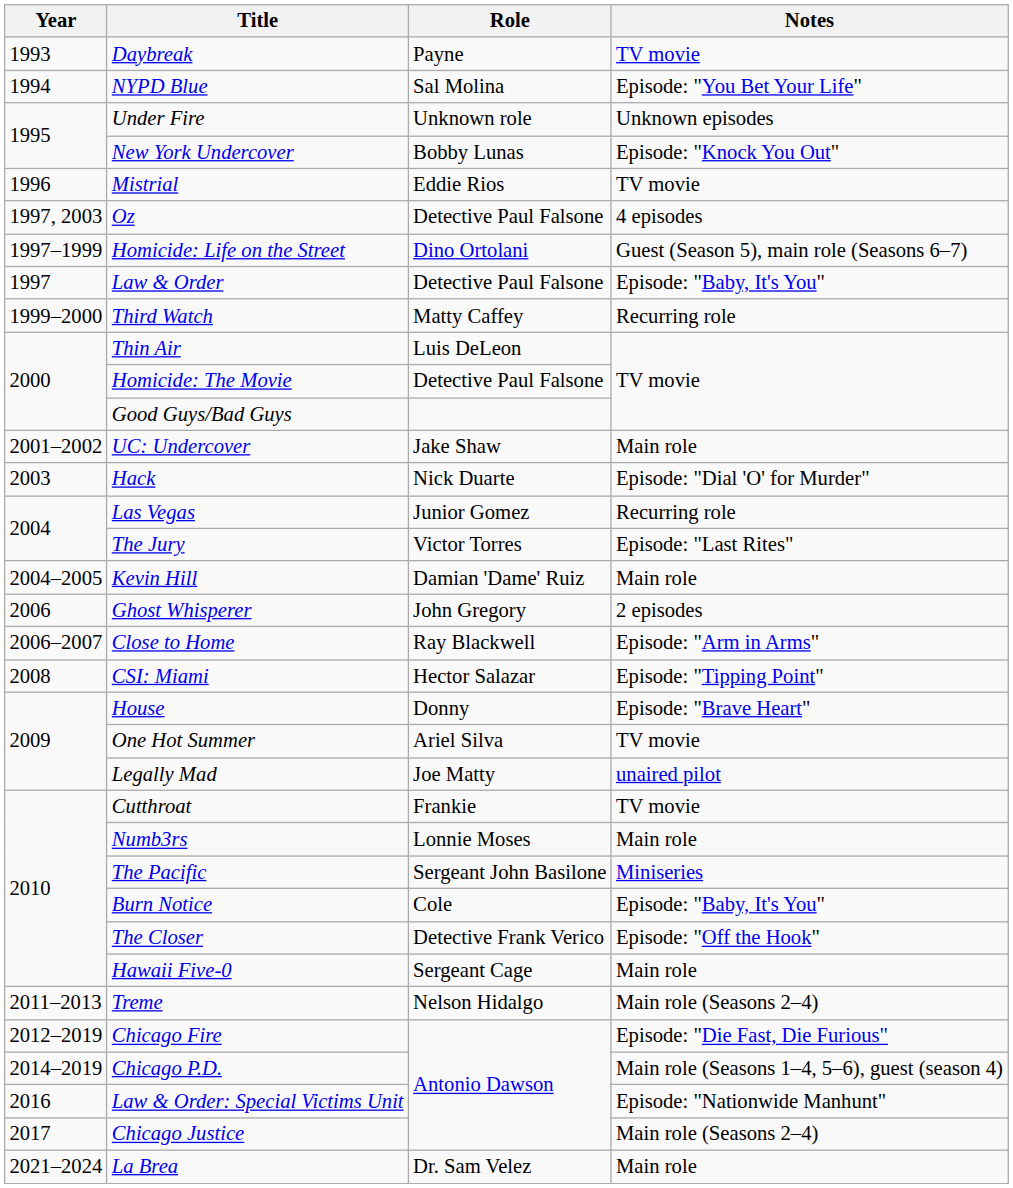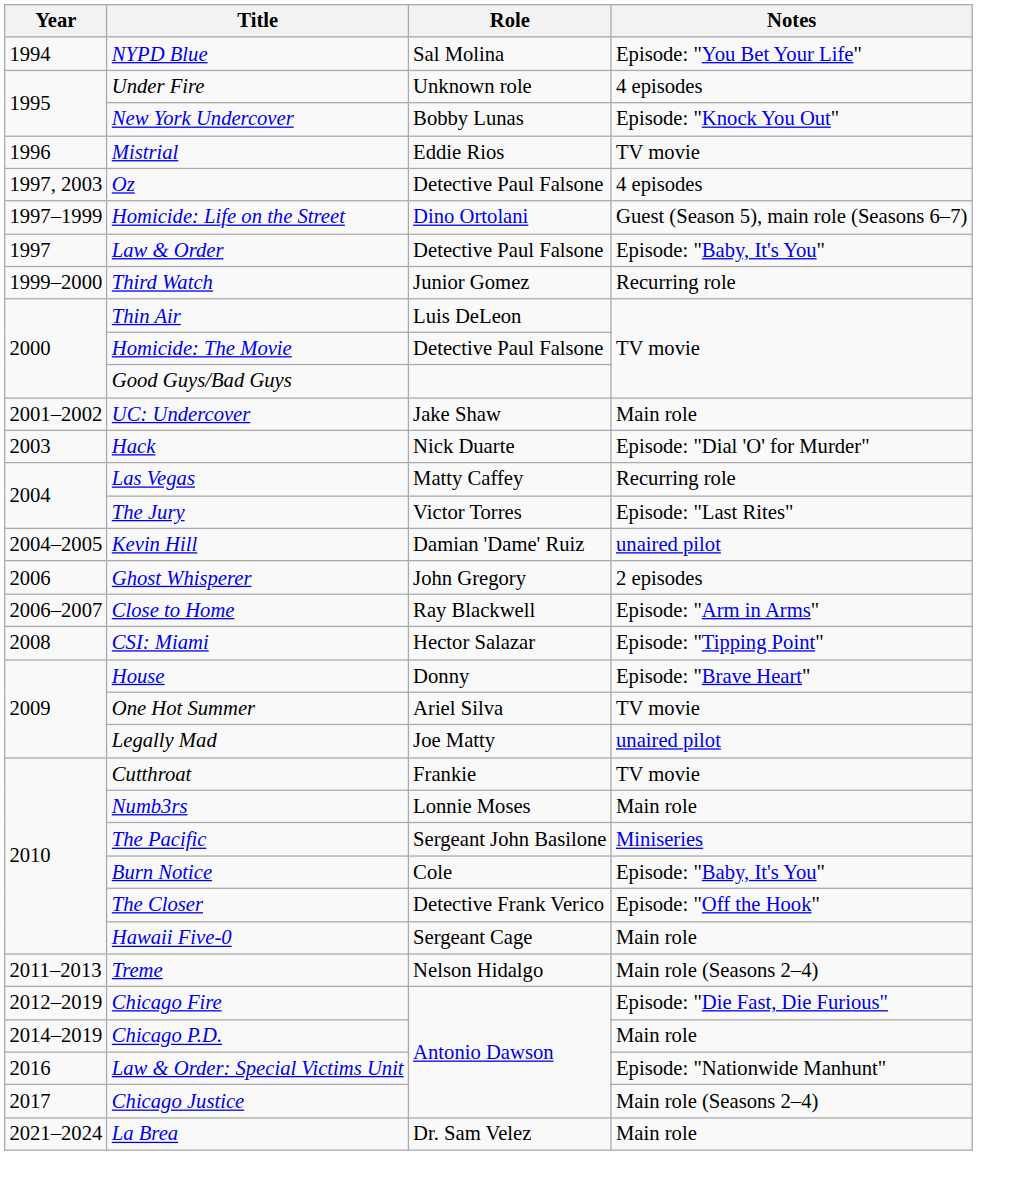- row: (152, 53)
(695, 119) Unknown episodes -> (659, 86) 4 episodes
(468, 315) Matty Caffey -> (471, 282) Junior Gomez
(471, 511) Junior Gomez -> (468, 479) Matty Caffey
(656, 577) Main role -> (668, 544) unaired pilot
(809, 1068) Main role (Seasons 1–4, 5–6), guest (season 4) -> (656, 1035) Main role
